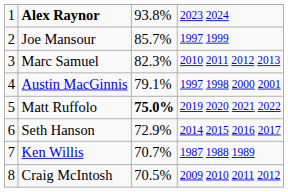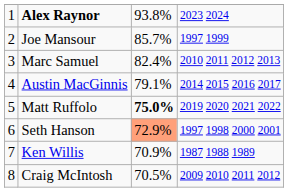(153, 61) 82.3% -> (153, 61) 82.4%
(230, 84) 1997 1998 2000 2001 -> (230, 84) 2014 2015 2016 2017
(153, 130) no background -> (153, 130) lightsalmon background
(230, 130) 2014 2015 2016 2017 -> (230, 130) 1997 1998 2000 2001
(153, 152) 70.7% -> (153, 152) 70.9%
